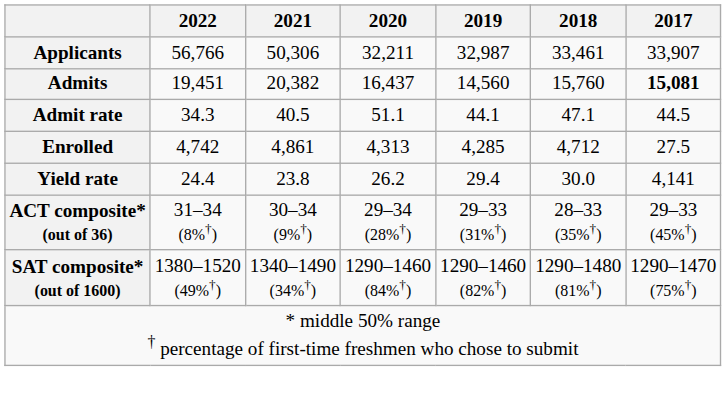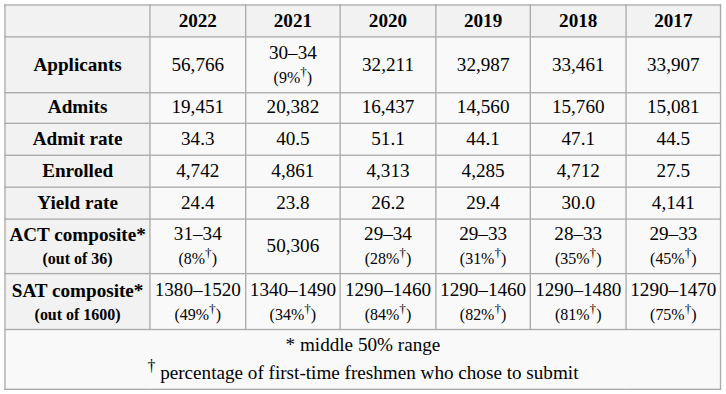(293, 52) 50,306 -> (293, 64) 30–34 (9%†)
(673, 83) bold -> (673, 107) normal
(293, 222) 30–34 (9%†) -> (293, 246) 50,306
